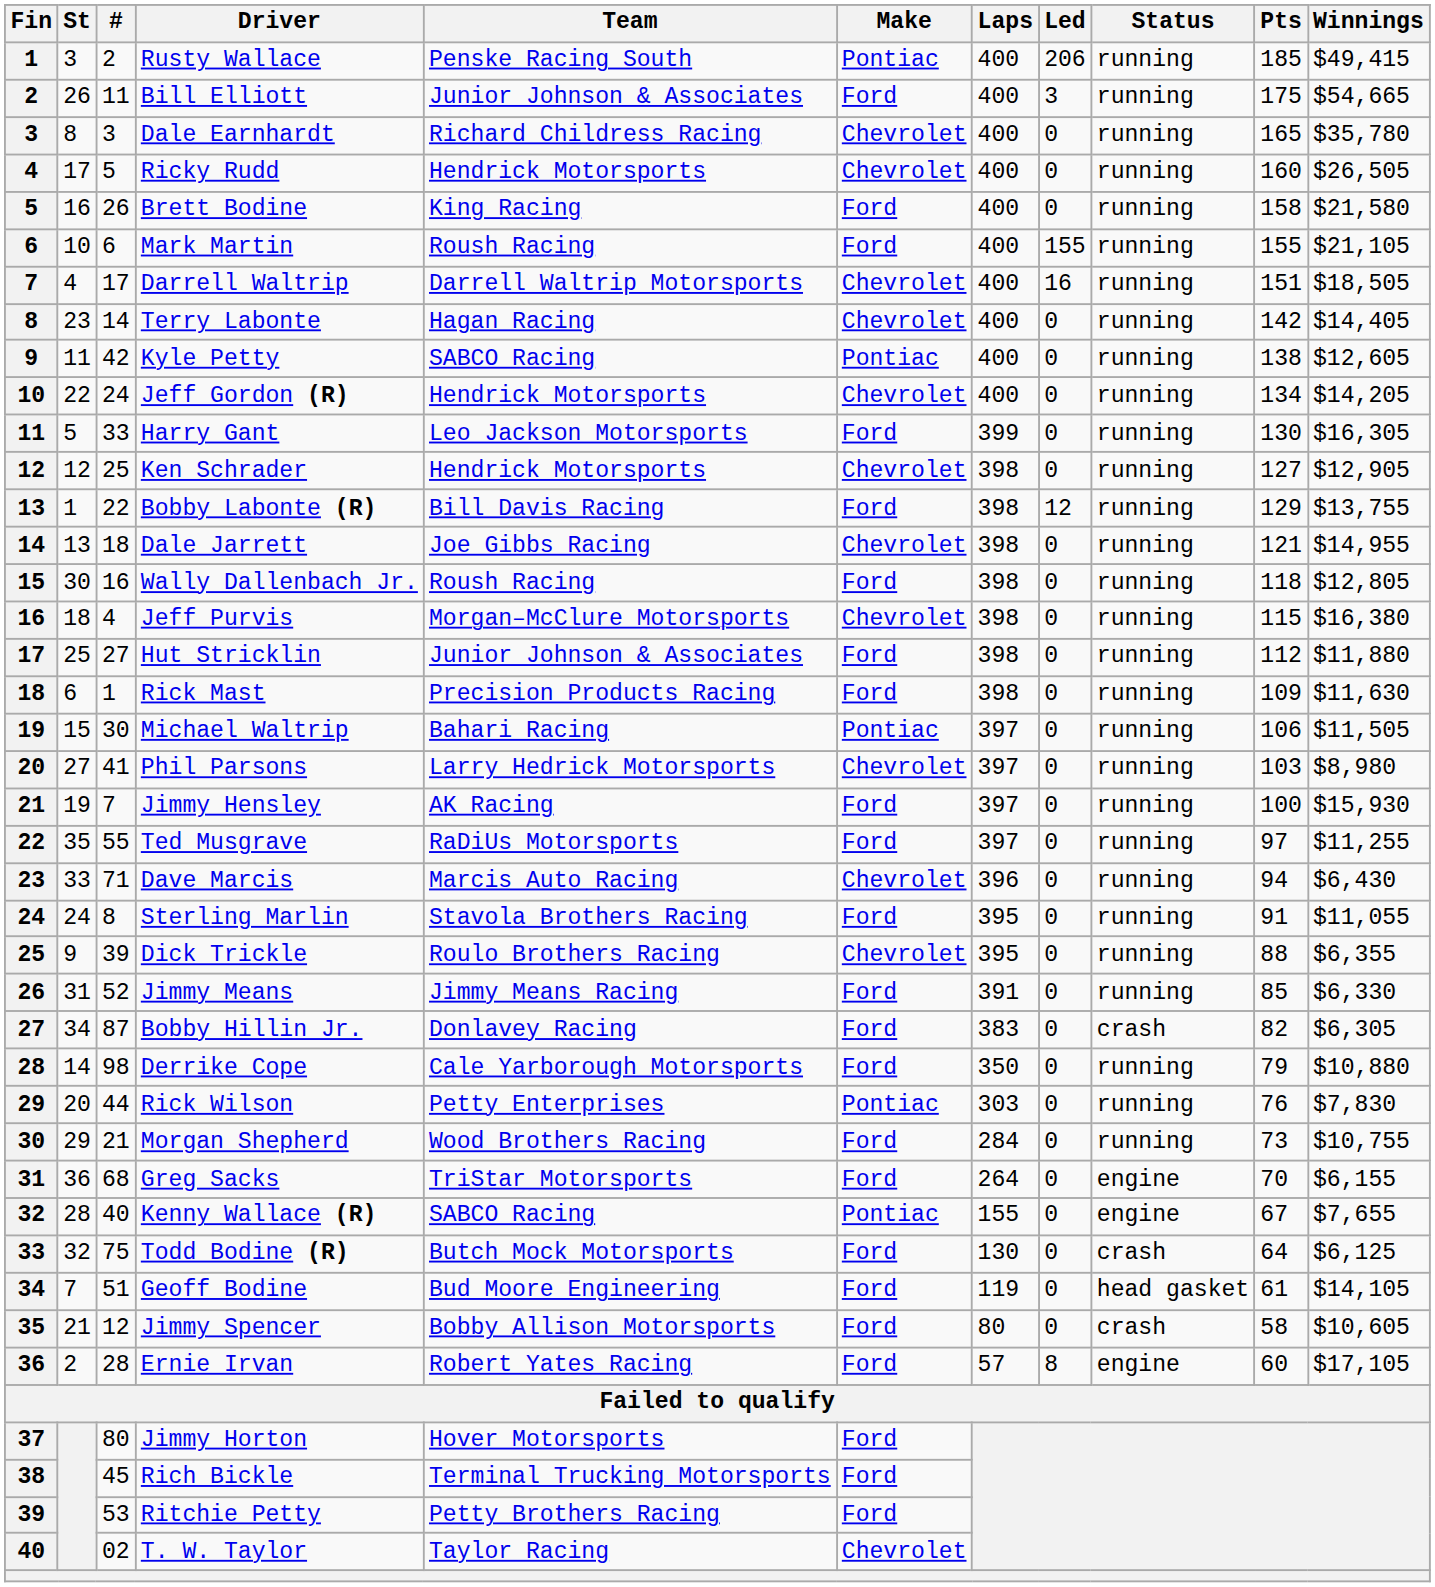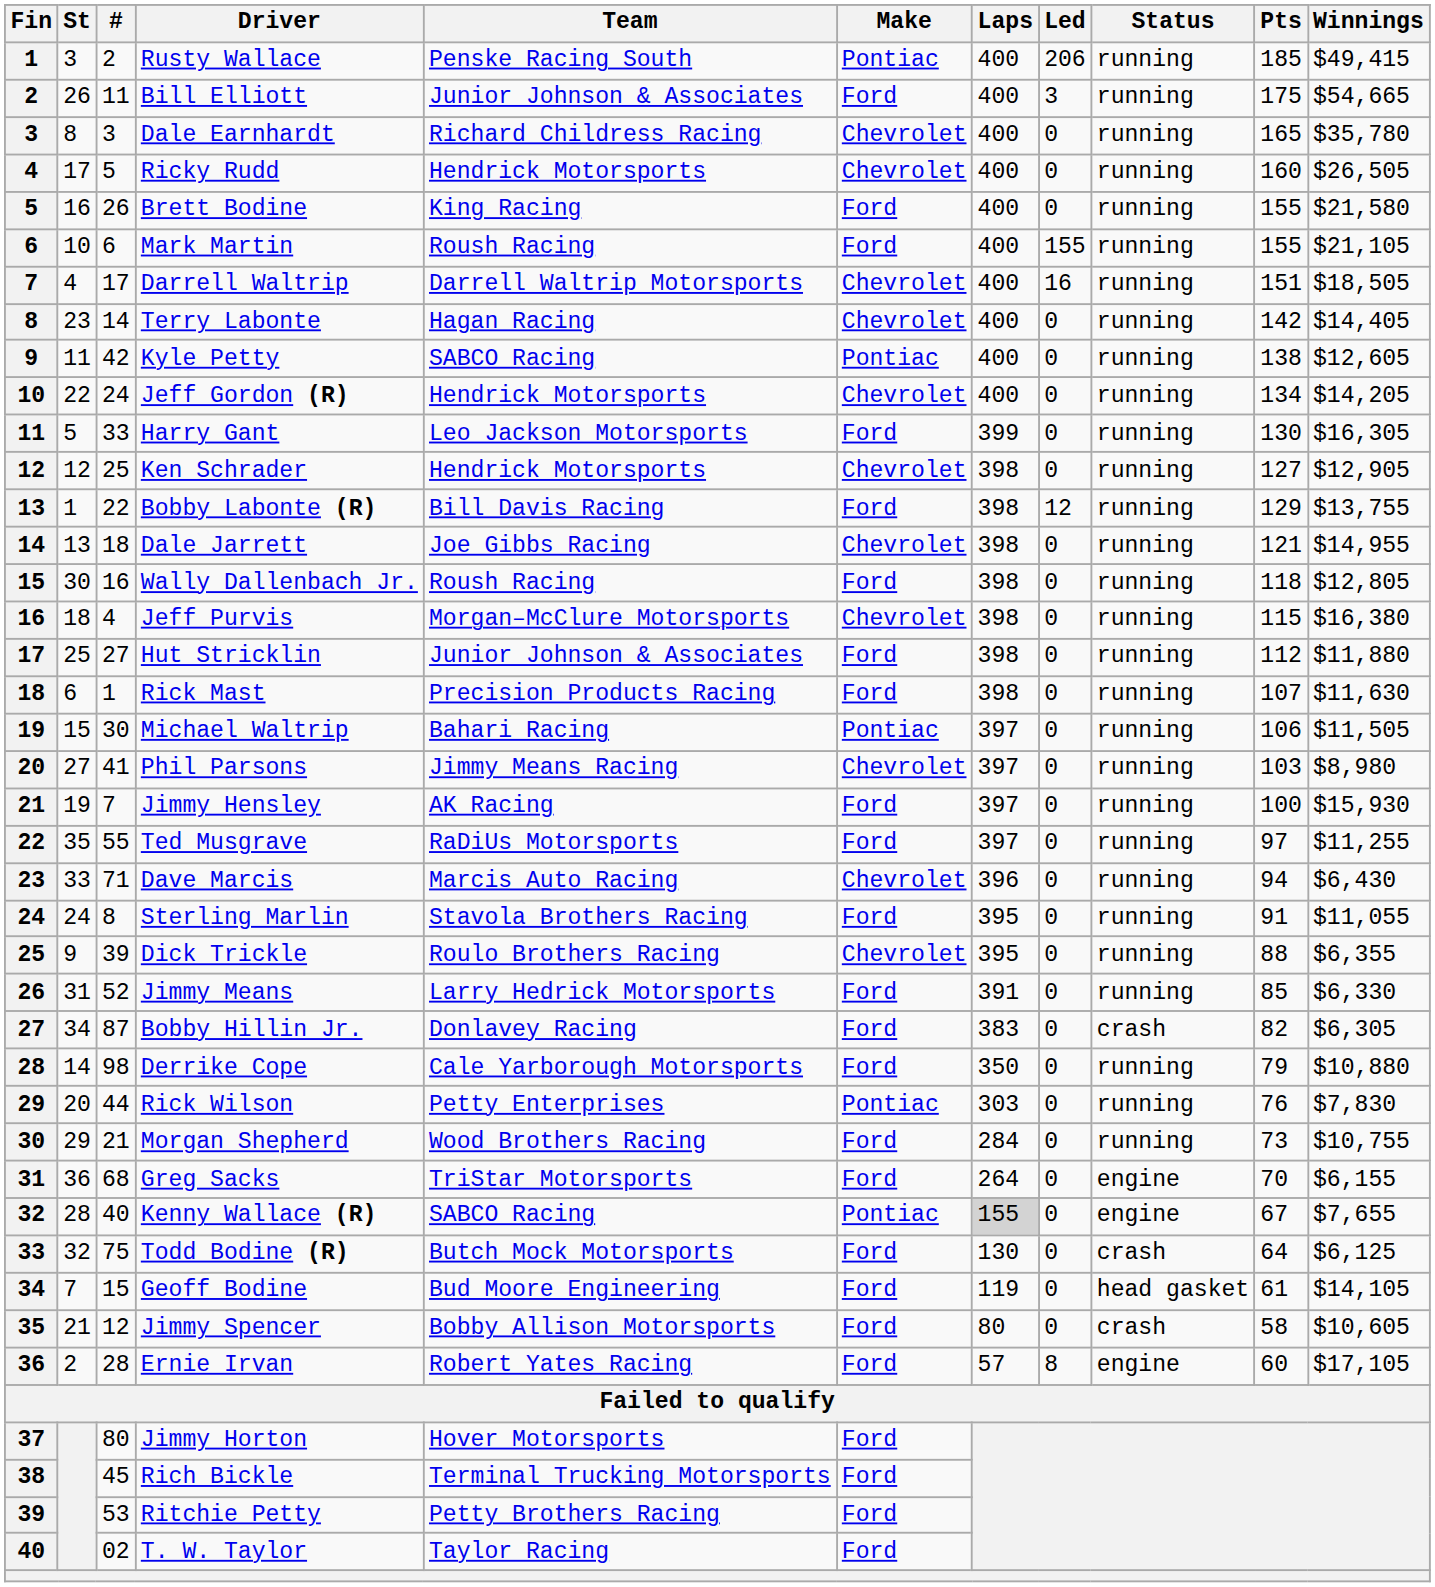(1281, 210) 158 -> (1281, 210) 155
(1281, 695) 109 -> (1281, 695) 107
(602, 770) Larry Hedrick Motorsports -> (554, 770) Jimmy Means Racing
(554, 993) Jimmy Means Racing -> (602, 993) Larry Hedrick Motorsports
(998, 1217) no background -> (998, 1217) lightgrey background
(116, 1292) 51 -> (116, 1292) 15
(904, 1553) Chevrolet -> (870, 1553) Ford
